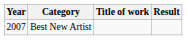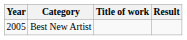(16, 27) 2007 -> (16, 27) 2005
